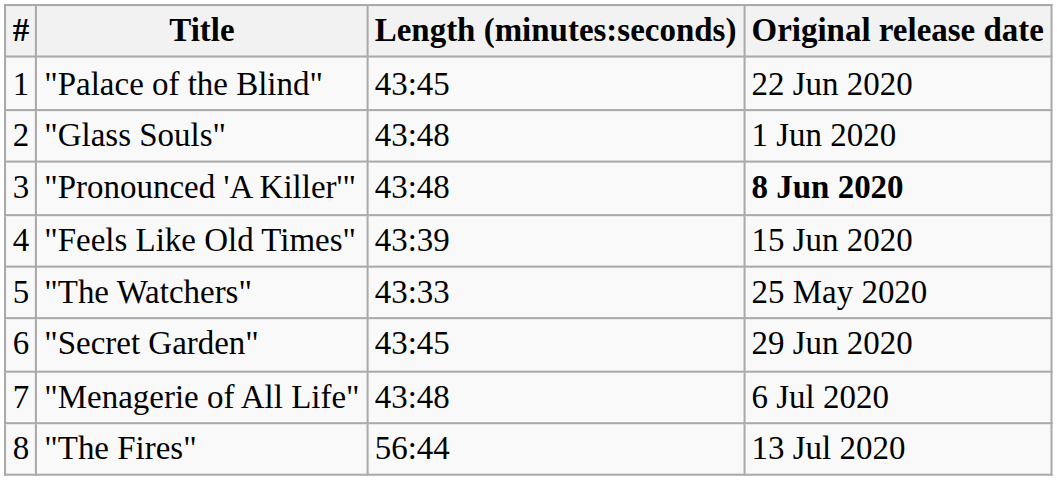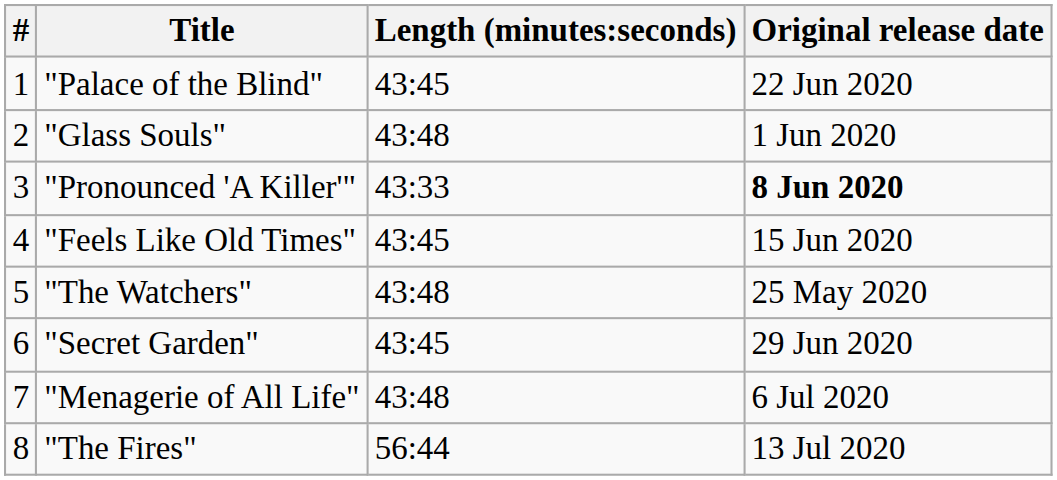(412, 187) 43:48 -> (412, 187) 43:33
(412, 239) 43:39 -> (412, 239) 43:45
(412, 291) 43:33 -> (412, 291) 43:48
